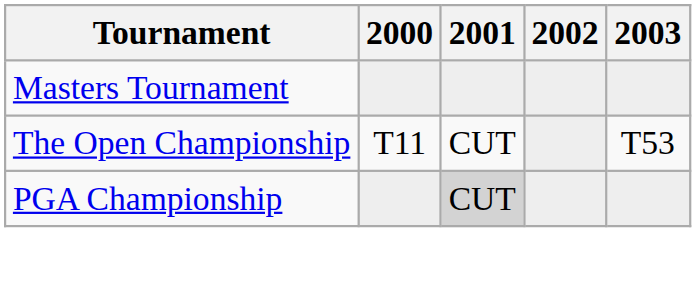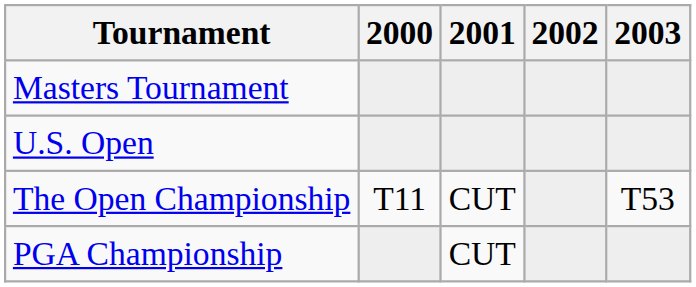+ row: (83, 143)
(482, 198) lightgrey background -> (482, 253) no background
